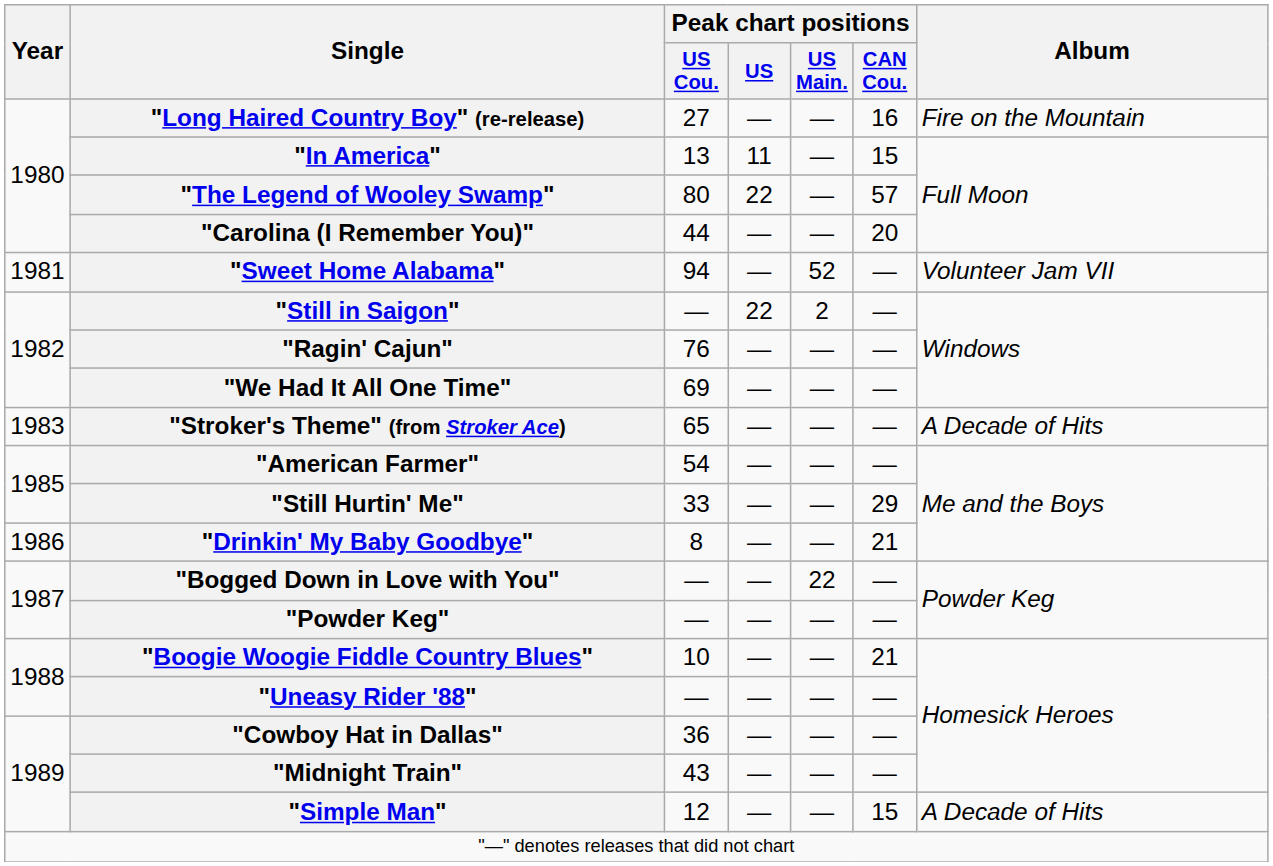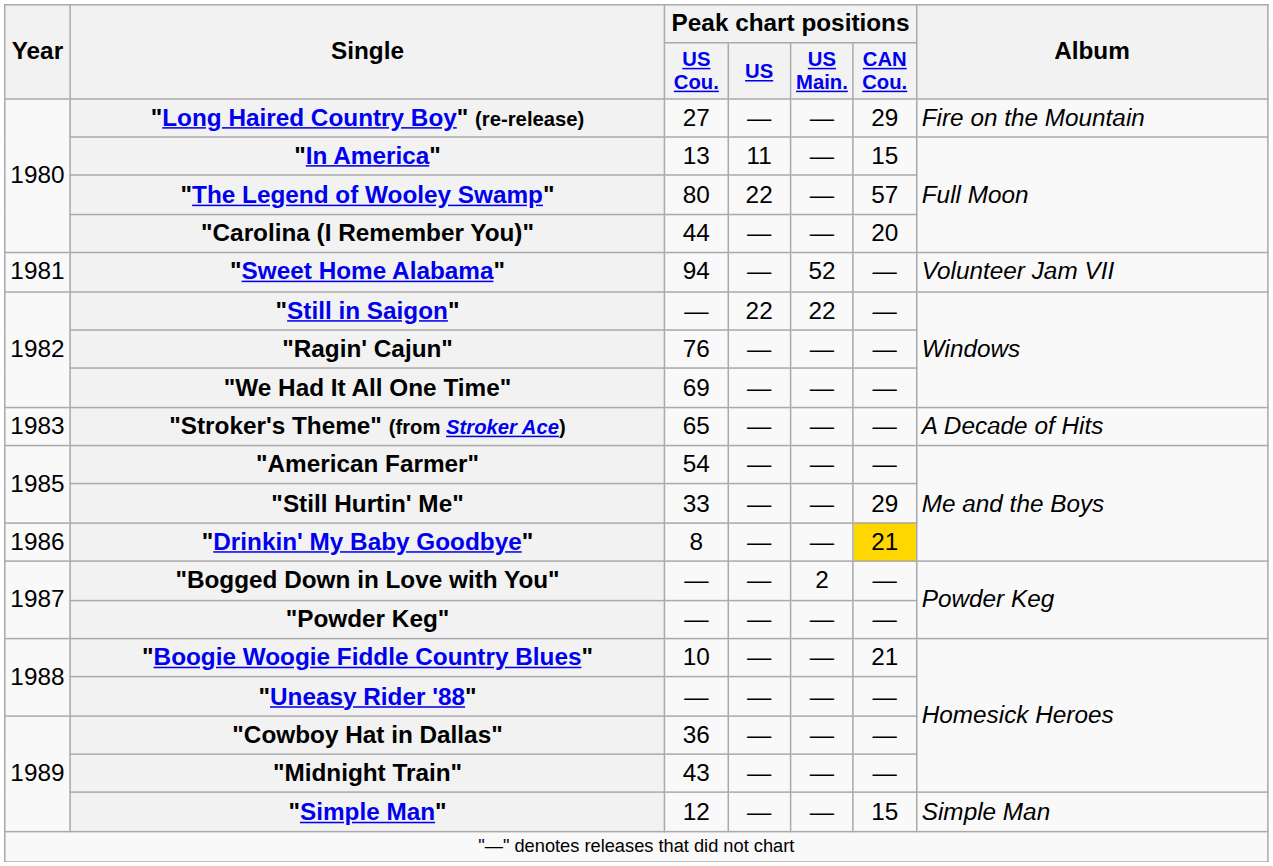(885, 117) 16 -> (885, 117) 29
(822, 310) 2 -> (822, 310) 22
(885, 541) no background -> (885, 541) gold background
(822, 580) 22 -> (822, 580) 2
(1013, 811) A Decade of Hits -> (986, 811) Simple Man
